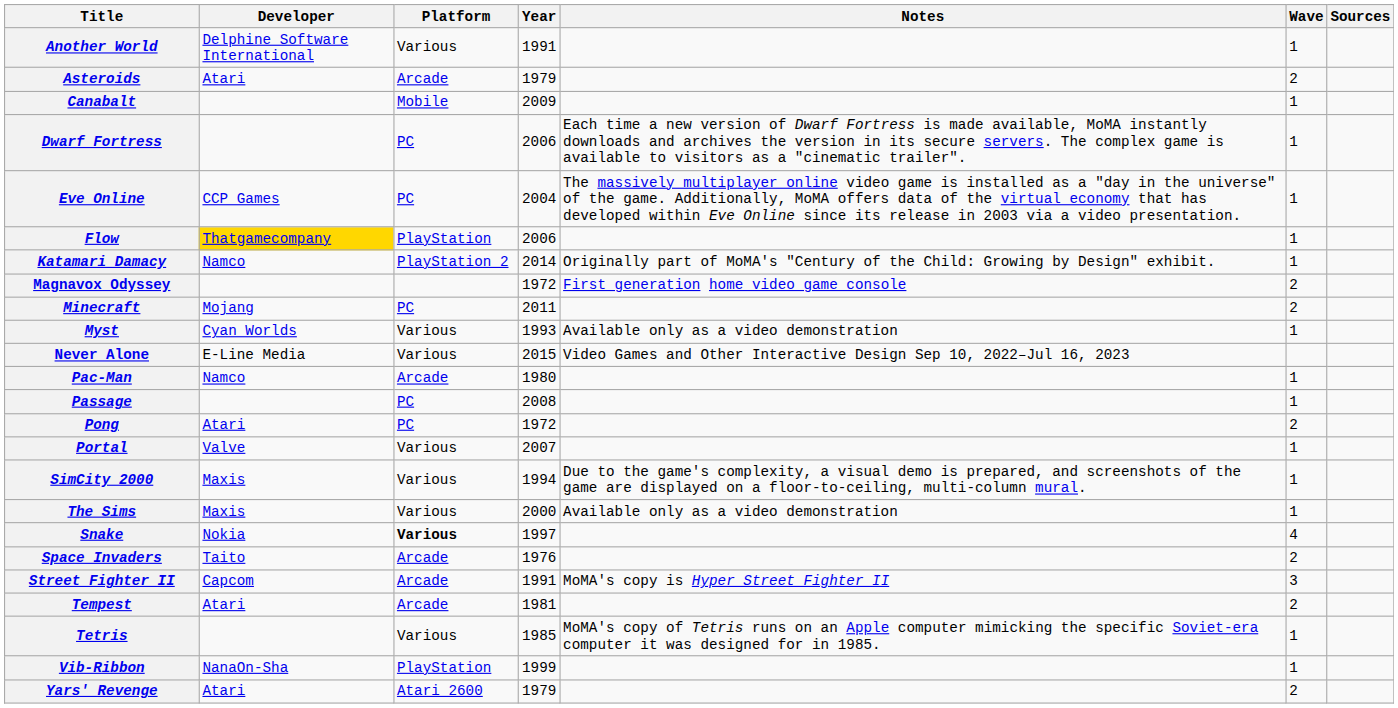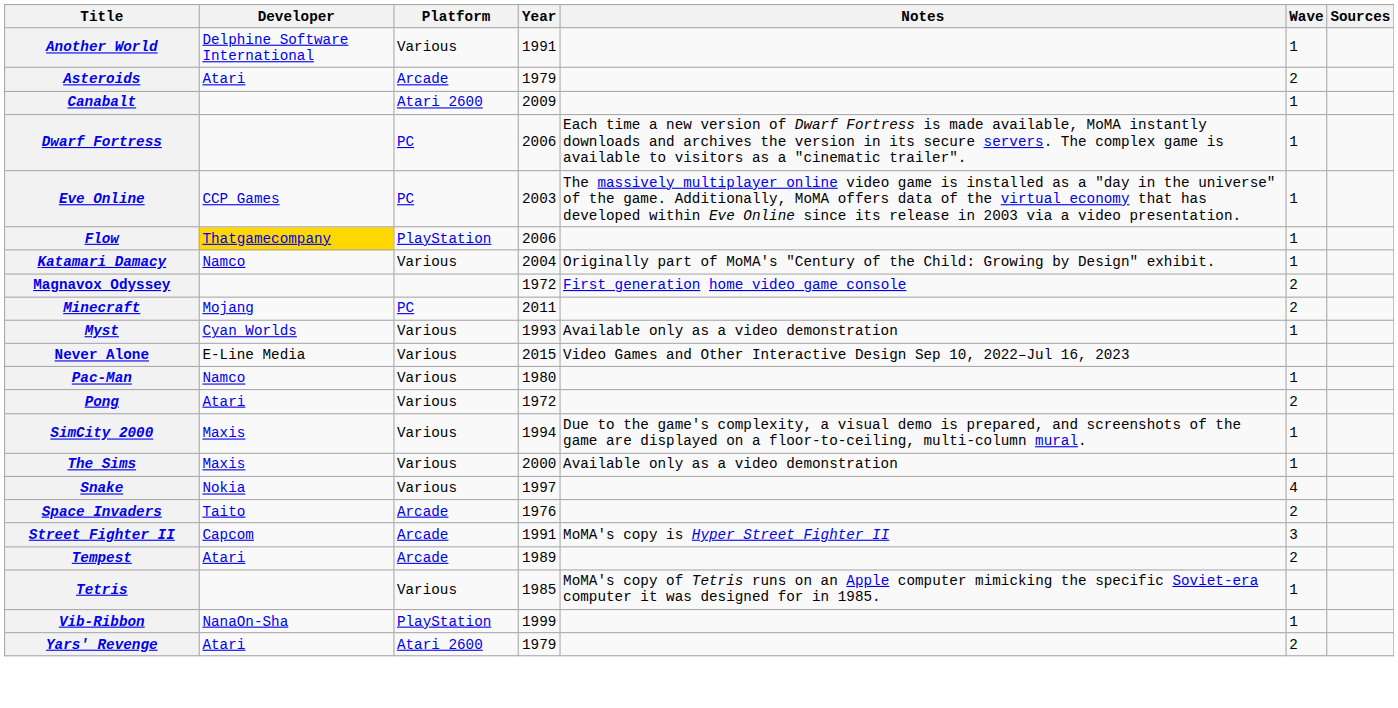(423, 103) Mobile -> (440, 103) Atari 2600
(539, 199) 2004 -> (539, 199) 2003
(453, 262) PlayStation 2 -> (427, 262) Various
(539, 262) 2014 -> (539, 262) 2004
(423, 378) Arcade -> (427, 378) Various
- row: (102, 402)
(406, 425) PC -> (427, 402) Various
- row: (102, 448)
(427, 535) bold -> (427, 488) normal
(539, 605) 1981 -> (539, 558) 1989
